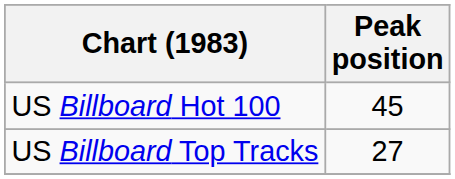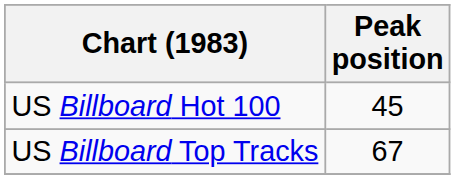(388, 151) 27 -> (388, 151) 67
